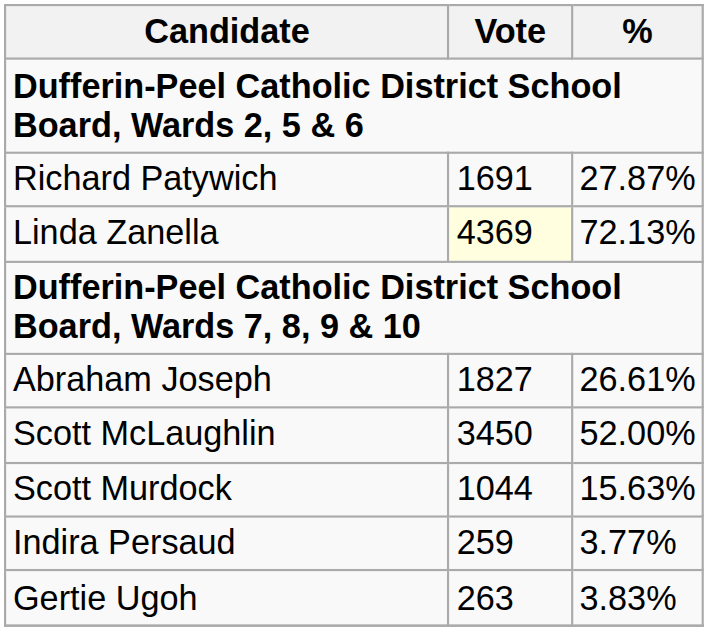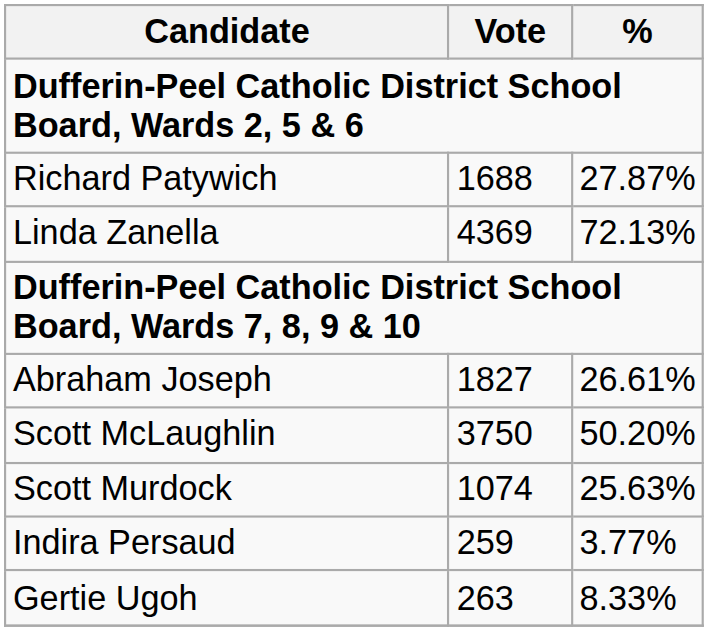(495, 178) 1691 -> (495, 178) 1688
(495, 233) lightyellow background -> (495, 233) no background
(495, 434) 3450 -> (495, 434) 3750
(638, 434) 52.00% -> (638, 434) 50.20%
(495, 488) 1044 -> (495, 488) 1074
(638, 488) 15.63% -> (638, 488) 25.63%
(628, 597) 3.83% -> (628, 597) 8.33%
